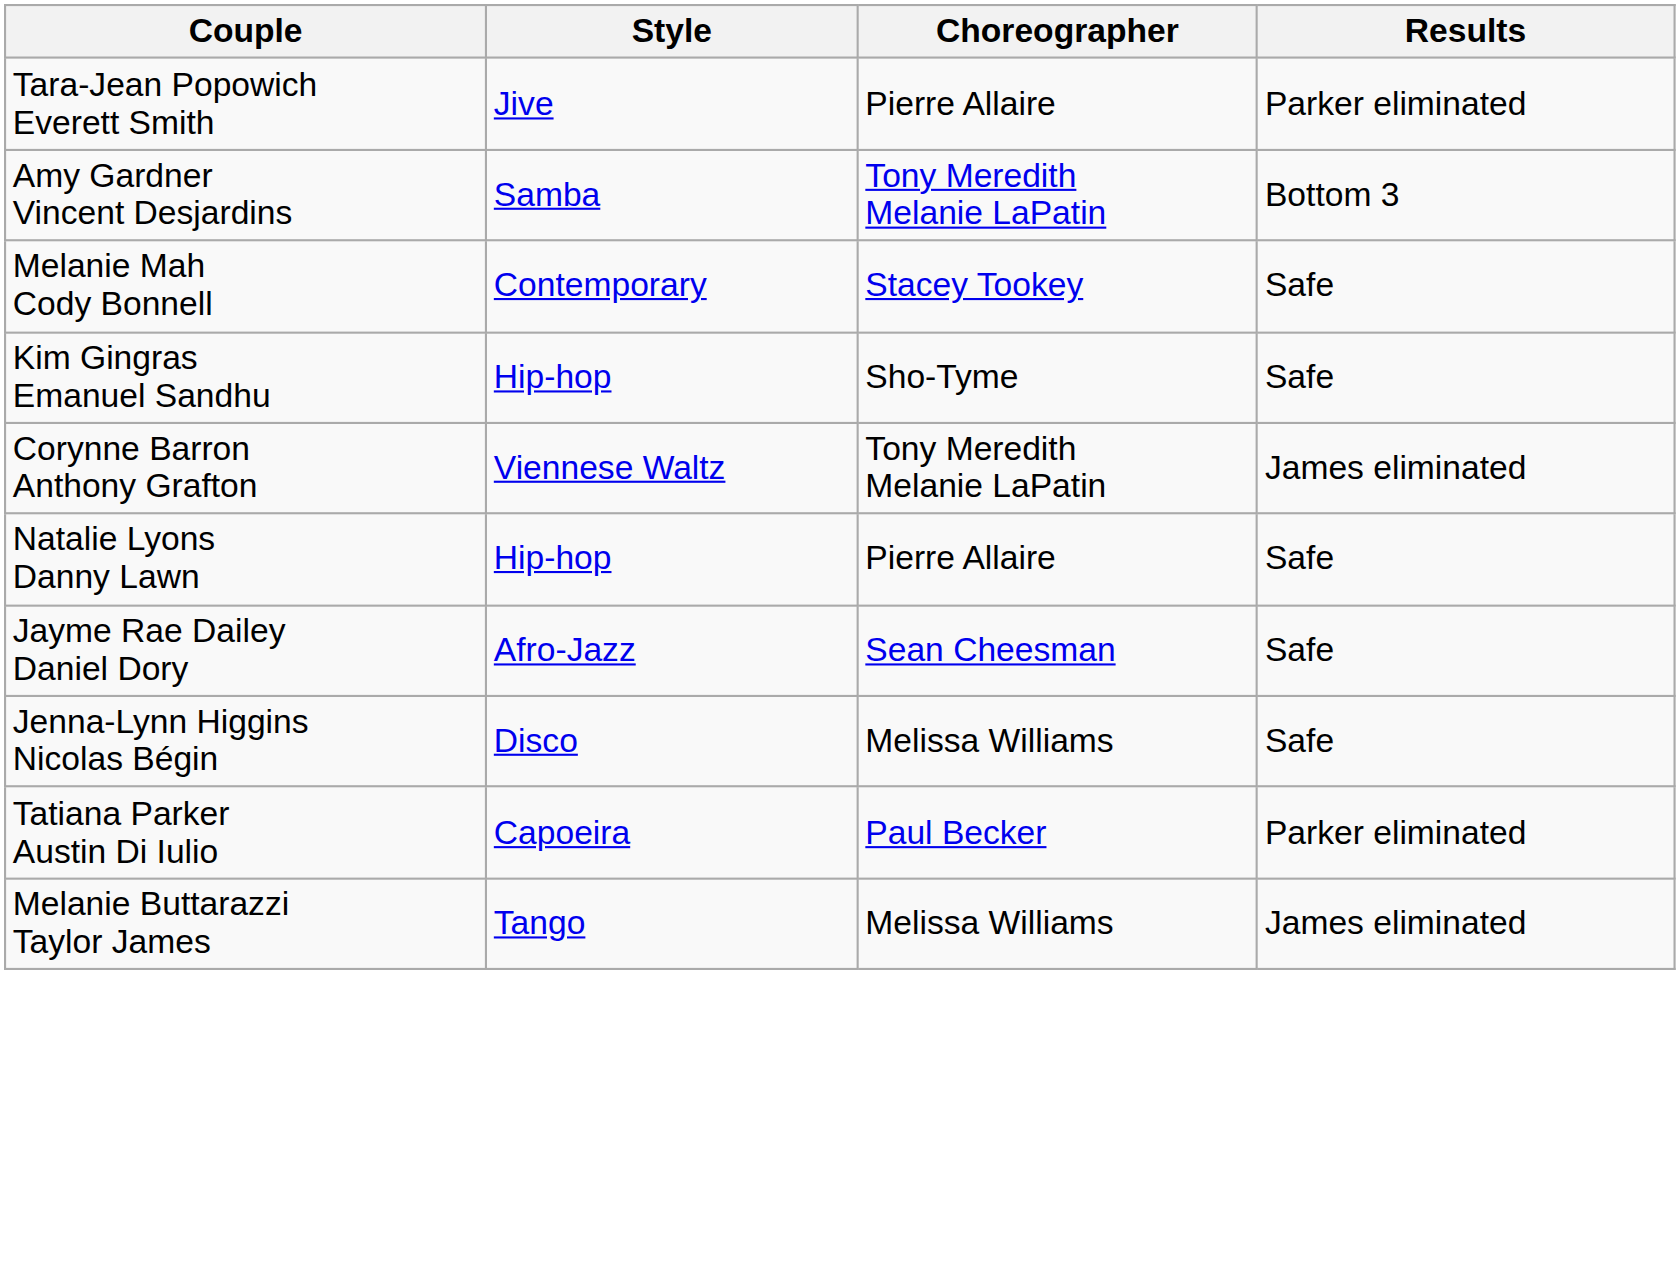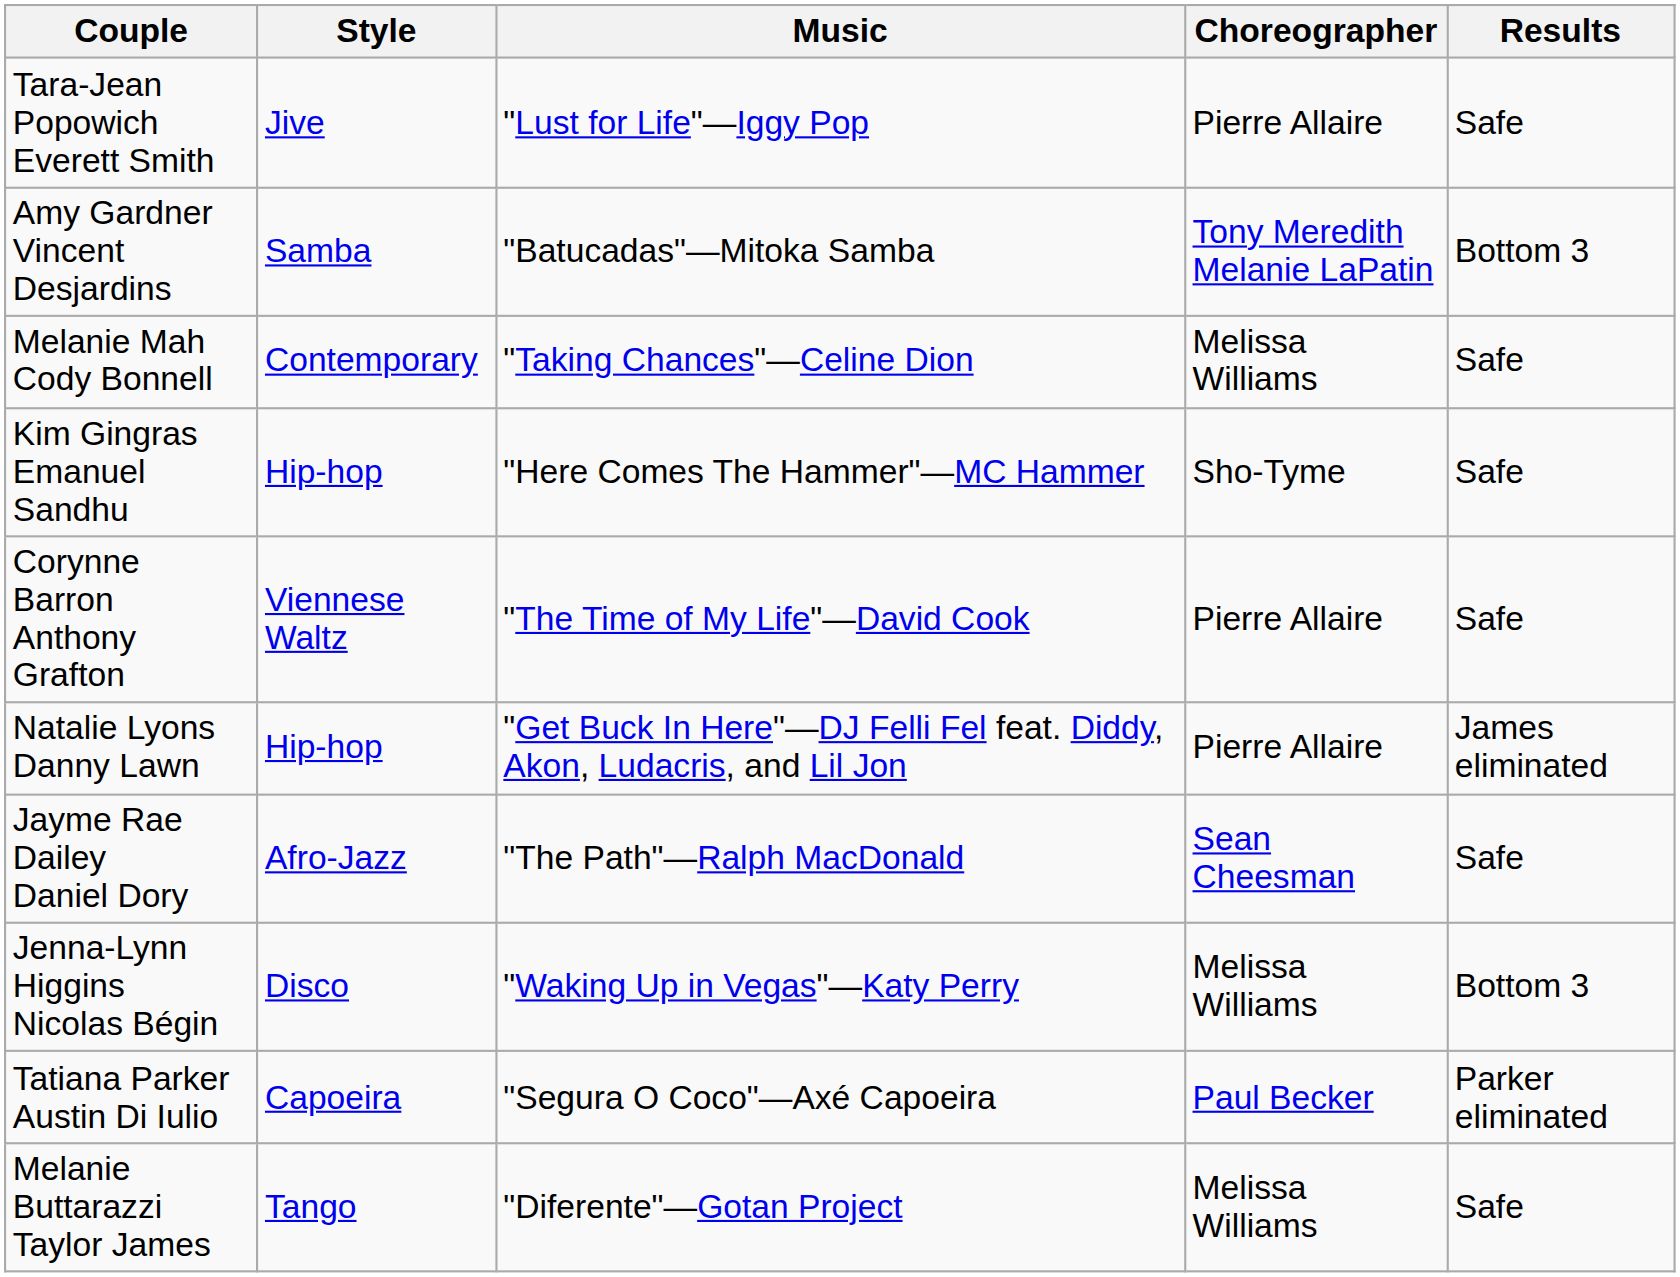+ column: (840, 31)
(1396, 103) Parker eliminated -> (1489, 122) Safe
(974, 285) Stacey Tookey -> (1255, 361) Melissa Williams
(986, 467) Tony Meredith Melanie LaPatin -> (1288, 618) Pierre Allaire
(1396, 467) James eliminated -> (1489, 618) Safe
(1300, 558) Safe -> (1531, 747) James eliminated
(1300, 740) Safe -> (1522, 986) Bottom 3
(1396, 923) James eliminated -> (1489, 1206) Safe
